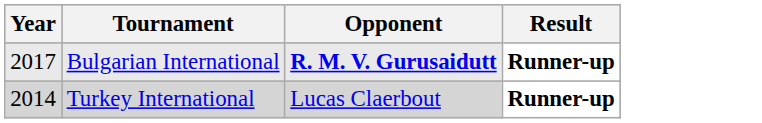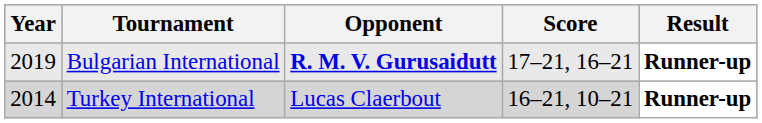+ column: (570, 23)
(33, 61) 2017 -> (33, 61) 2019
